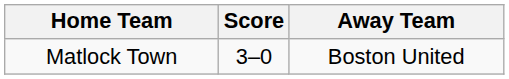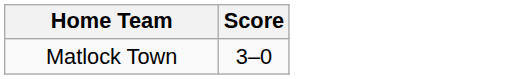- column: (396, 21)
